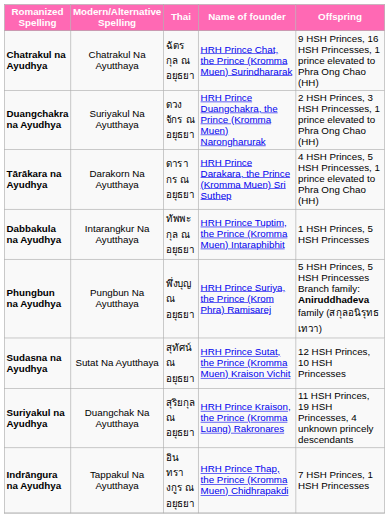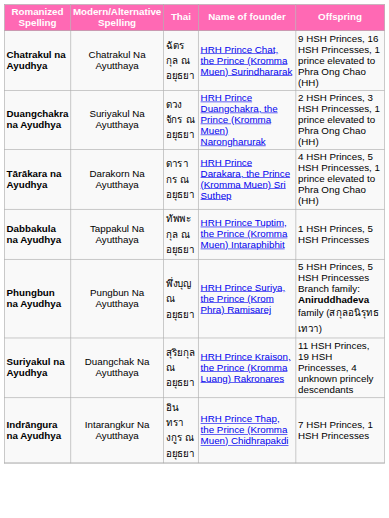(117, 234) Intarangkur Na Ayutthaya -> (117, 234) Tappakul Na Ayutthaya
- row: (34, 363)
(117, 480) Tappakul Na Ayutthaya -> (117, 430) Intarangkur Na Ayutthaya
